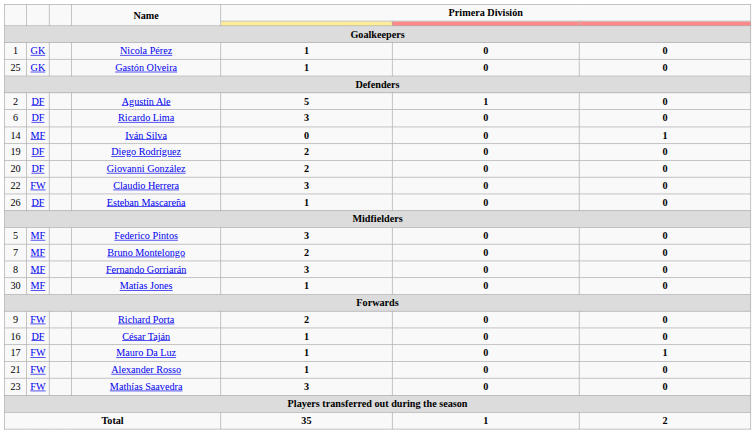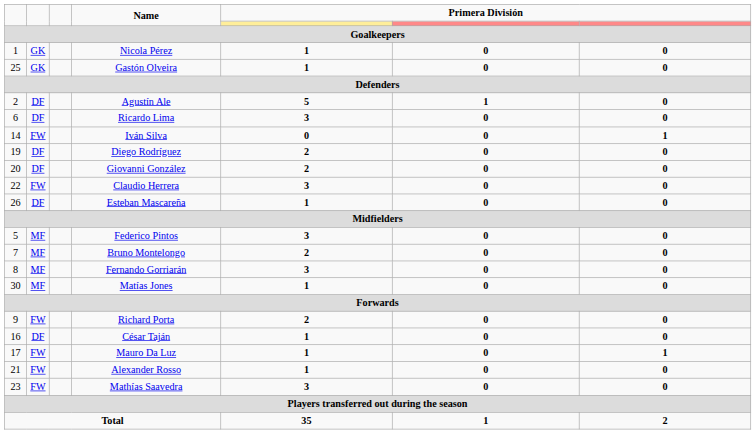(38, 135) MF -> (38, 135) FW
